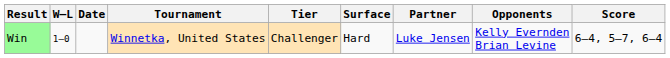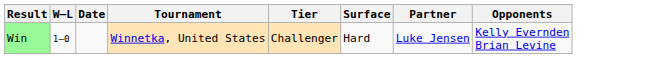- column: (618, 14)
